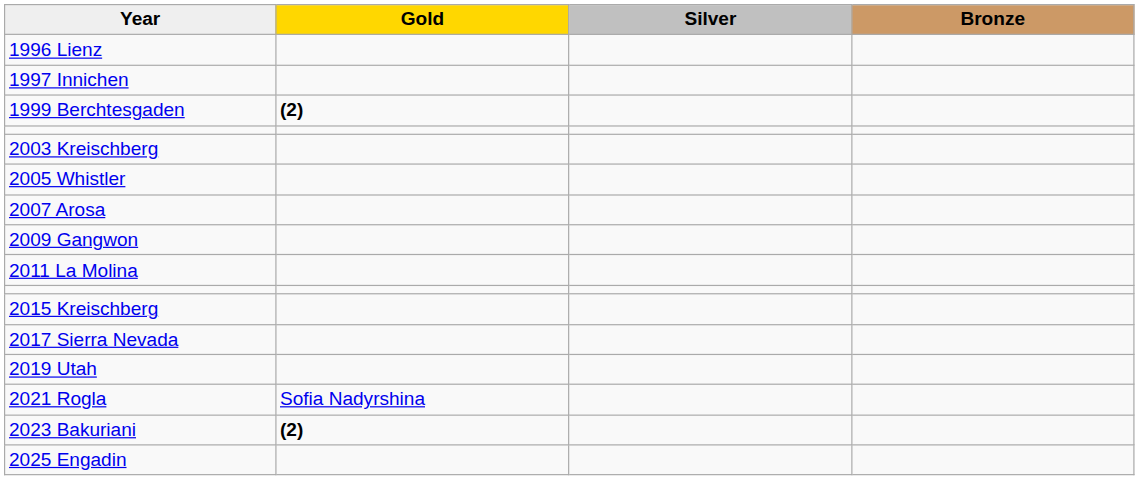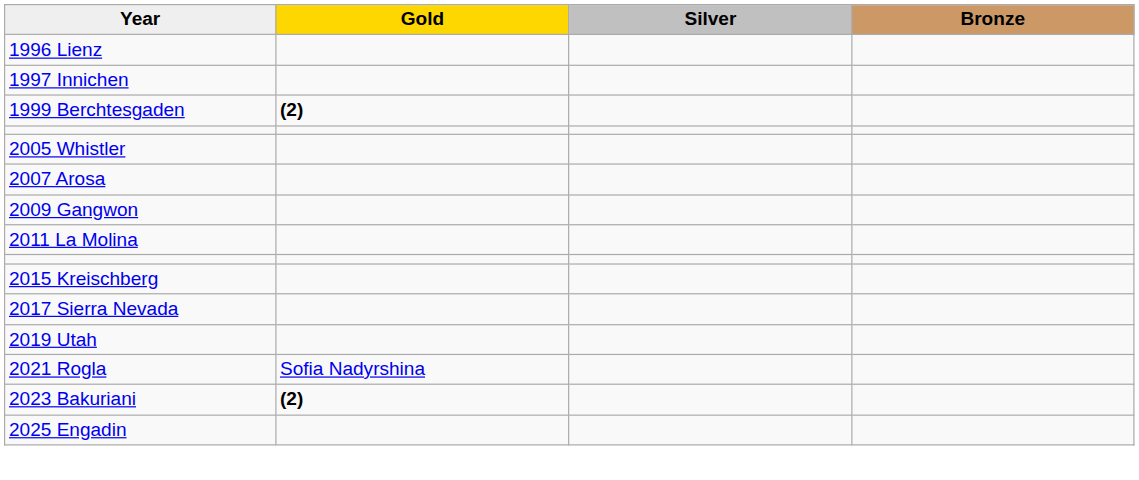- row: (84, 149)
